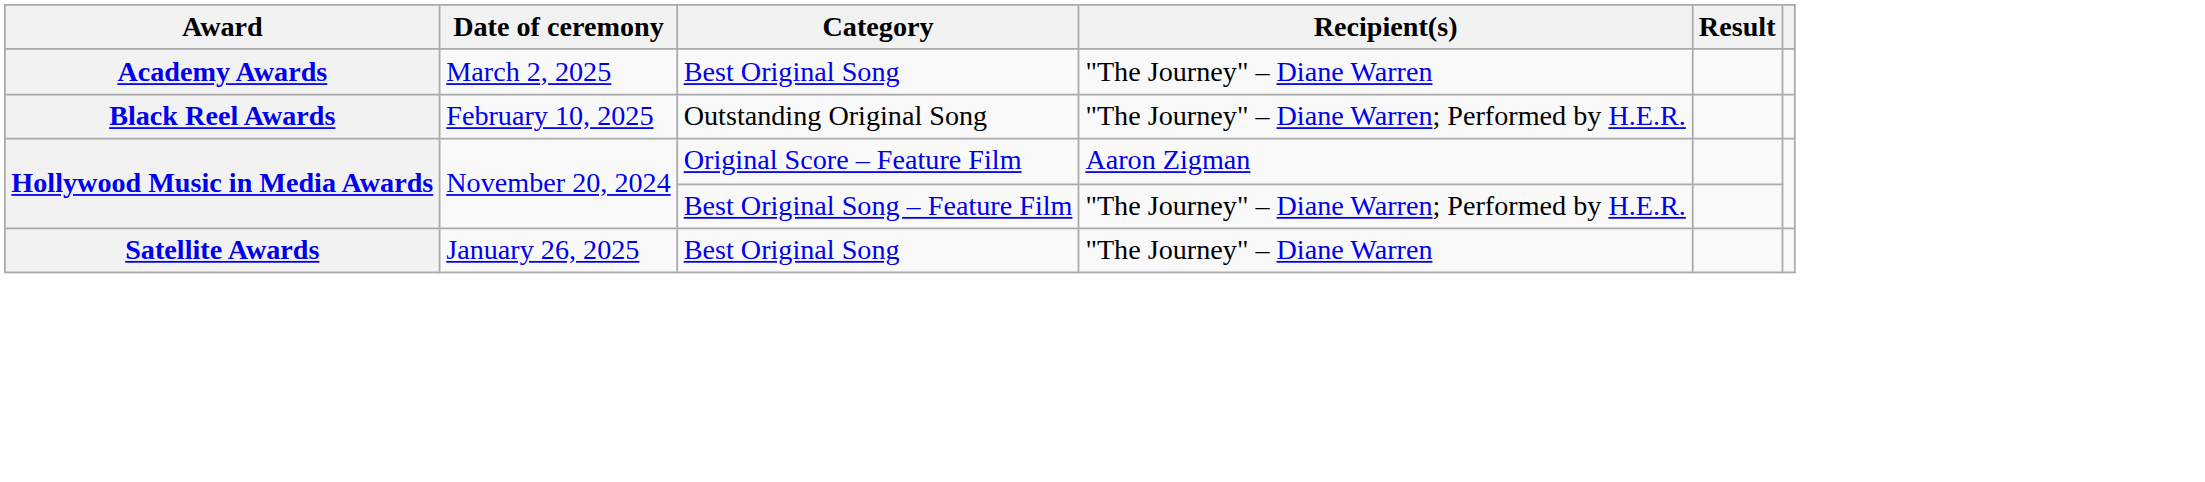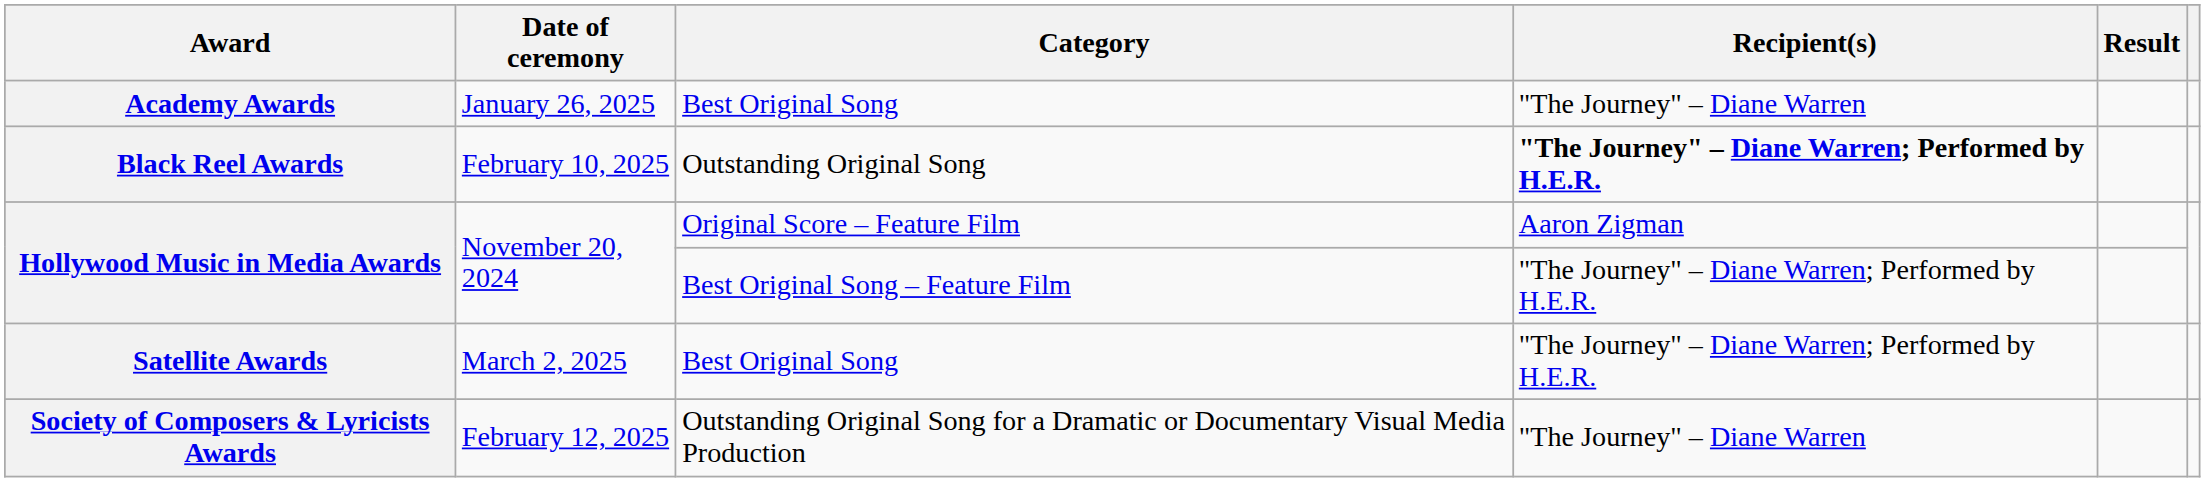(529, 71) March 2, 2025 -> (558, 103) January 26, 2025
(1386, 116) normal -> (1801, 163) bold
(543, 250) January 26, 2025 -> (544, 361) March 2, 2025
(1259, 250) "The Journey" – Diane Warren -> (1777, 361) "The Journey" – Diane Warren; Performed by H.E.R.
+ row: (230, 437)
